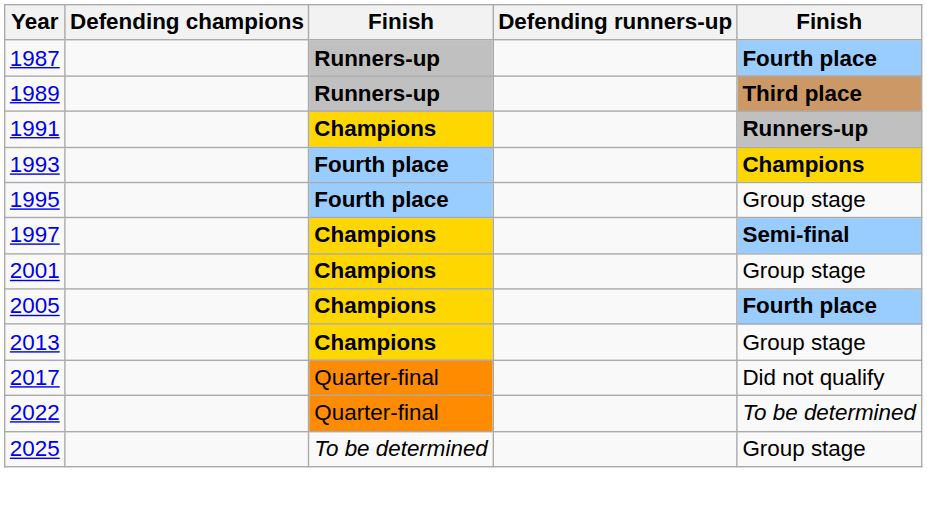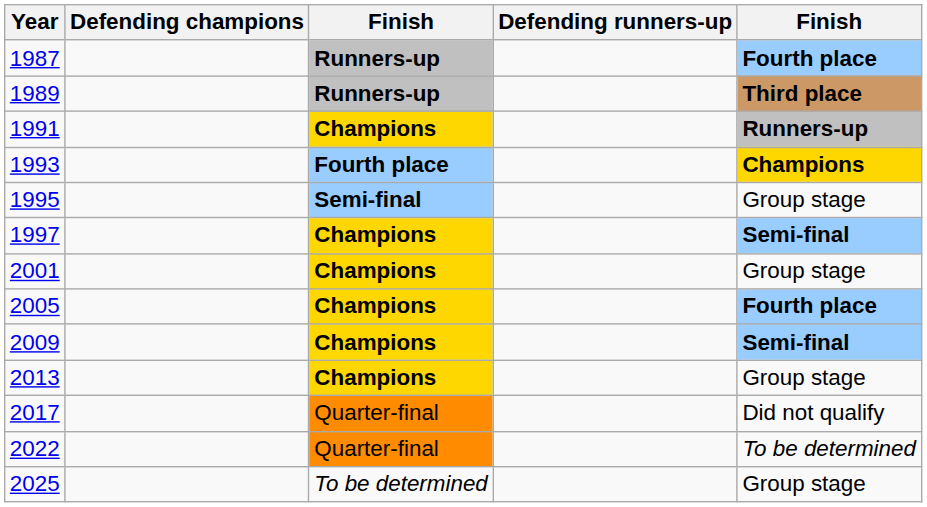(382, 199) Fourth place -> (368, 199) Semi-final
+ row: (35, 341)
